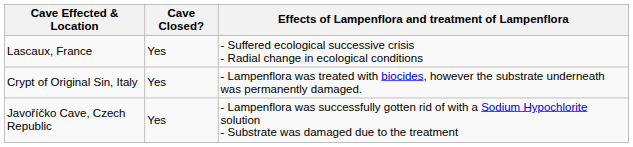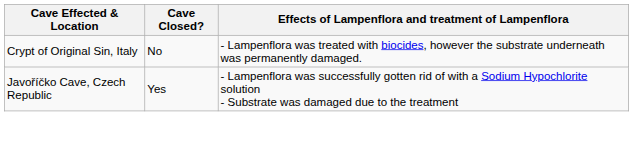- row: (50, 51)
(157, 82) Yes -> (155, 51) No
